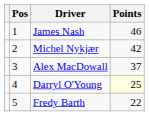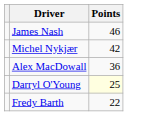- column: (20, 13)
(136, 66) 37 -> (115, 66) 36
